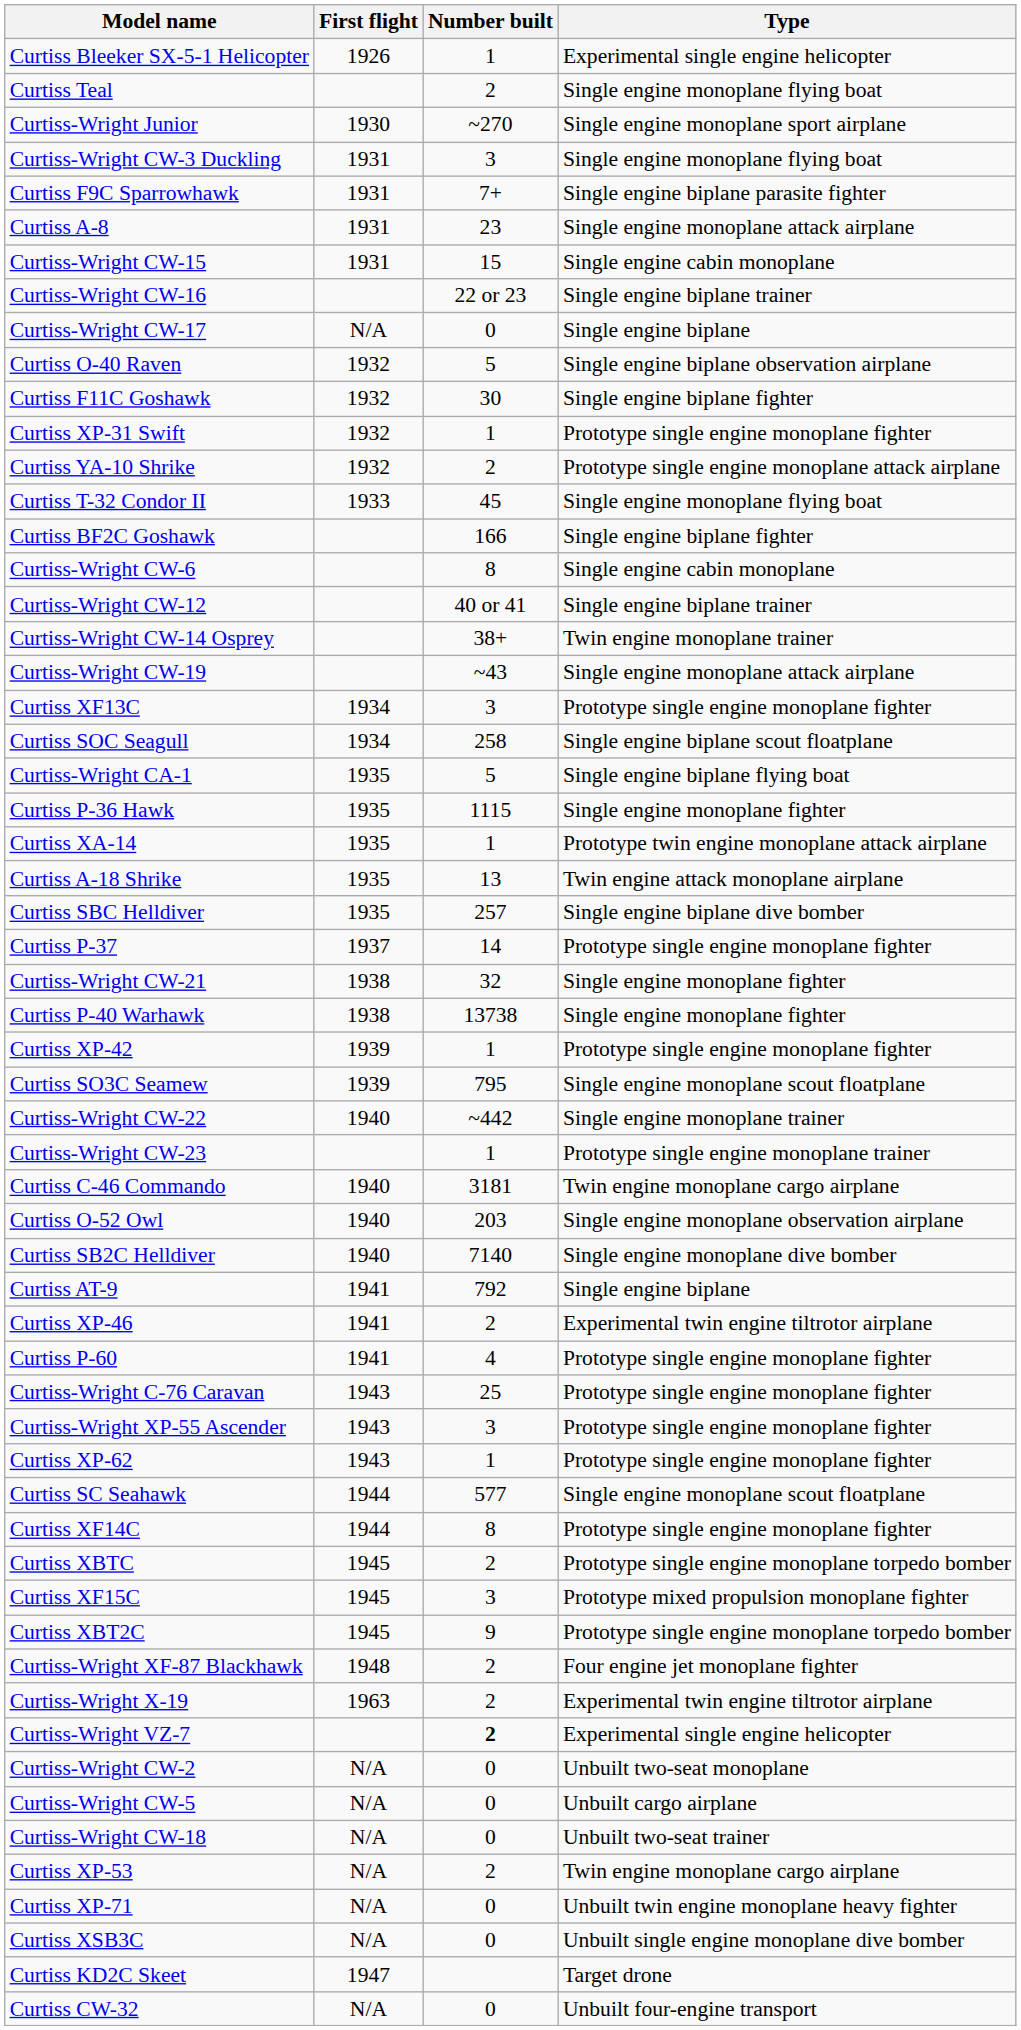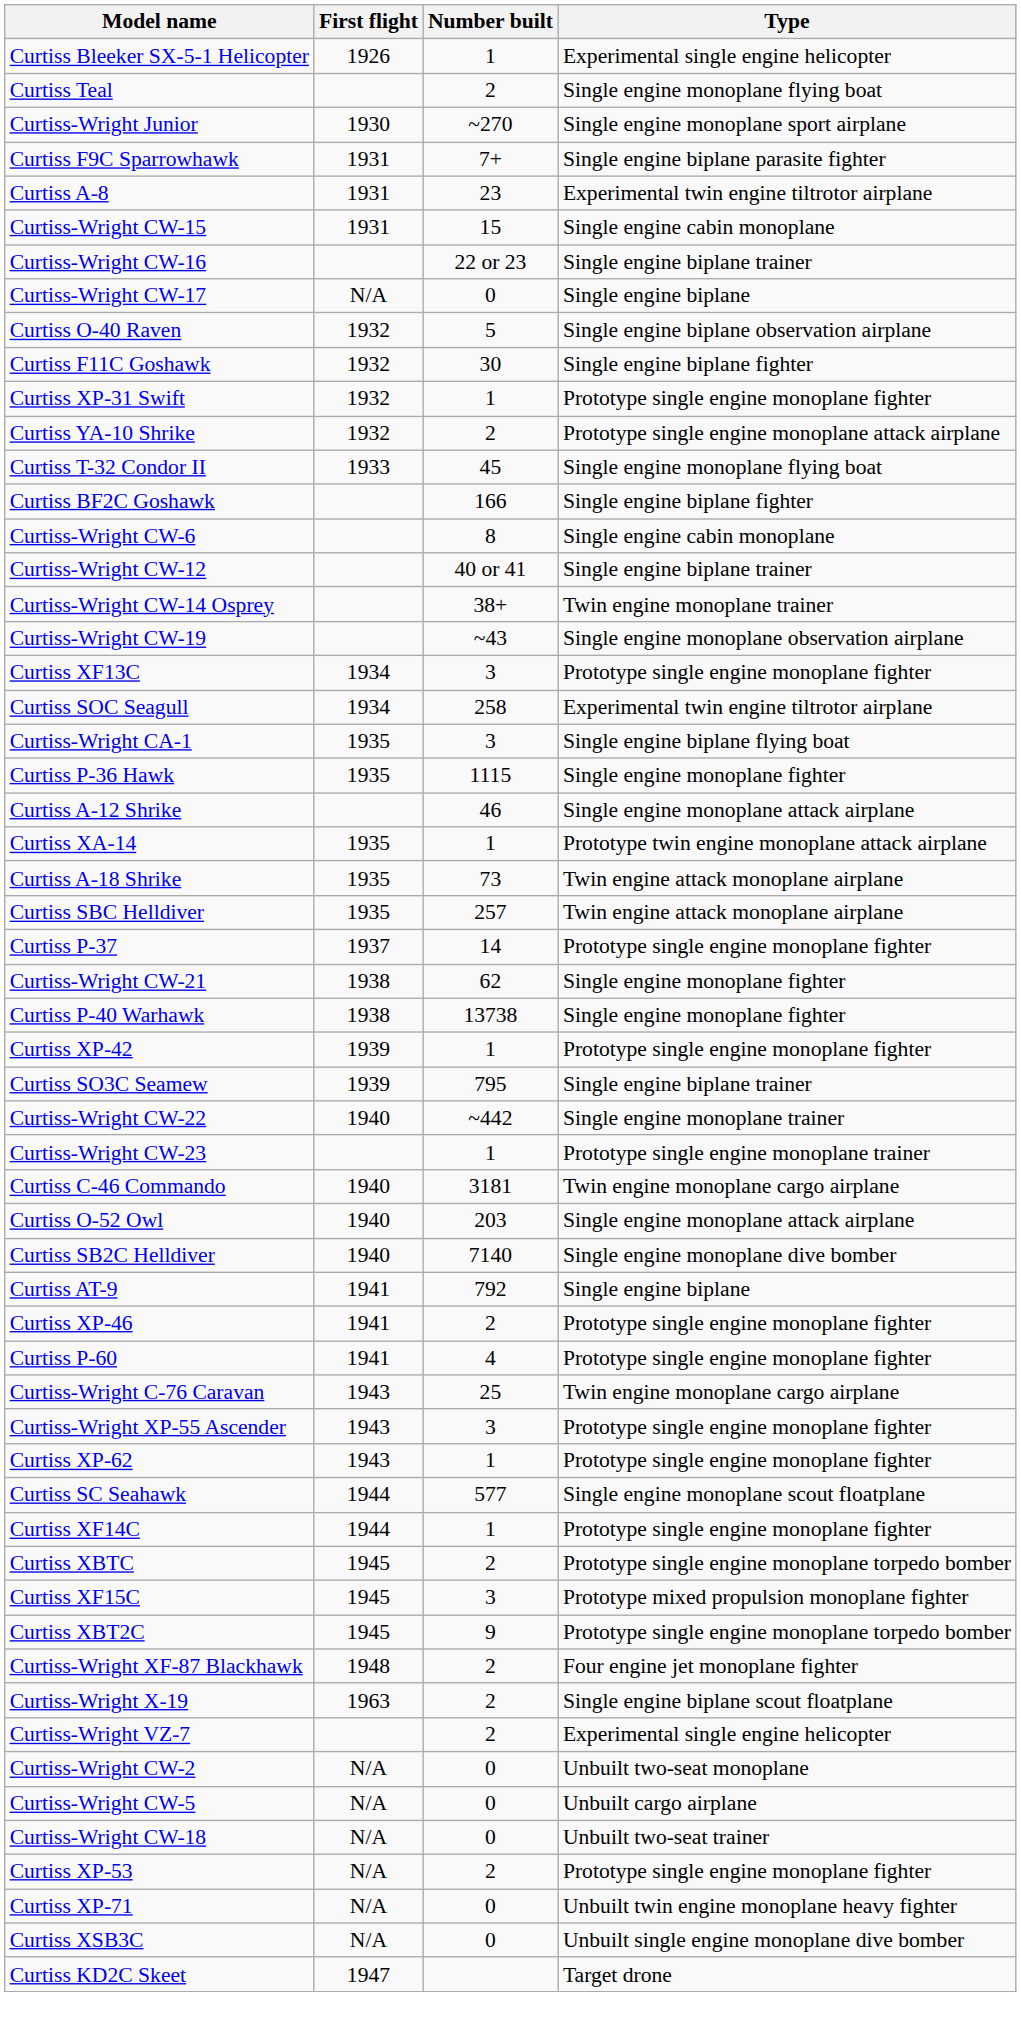- row: (145, 158)
(739, 227) Single engine monoplane attack airplane -> (748, 192) Experimental twin engine tiltrotor airplane
(739, 672) Single engine monoplane attack airplane -> (763, 638) Single engine monoplane observation airplane
(728, 741) Single engine biplane scout floatplane -> (748, 706) Experimental twin engine tiltrotor airplane
(490, 775) 5 -> (490, 741) 3
+ row: (95, 809)
(490, 878) 13 -> (490, 878) 73
(713, 912) Single engine biplane dive bomber -> (733, 912) Twin engine attack monoplane airplane
(490, 980) 32 -> (490, 980) 62
(744, 1083) Single engine monoplane scout floatplane -> (687, 1083) Single engine biplane trainer
(763, 1220) Single engine monoplane observation airplane -> (739, 1220) Single engine monoplane attack airplane
(748, 1323) Experimental twin engine tiltrotor airplane -> (747, 1323) Prototype single engine monoplane fighter
(747, 1391) Prototype single engine monoplane fighter -> (731, 1391) Twin engine monoplane cargo airplane
(490, 1528) 8 -> (490, 1528) 1
(748, 1700) Experimental twin engine tiltrotor airplane -> (728, 1700) Single engine biplane scout floatplane
(490, 1734) bold -> (490, 1734) normal
(731, 1871) Twin engine monoplane cargo airplane -> (747, 1871) Prototype single engine monoplane fighter
- row: (74, 2008)
